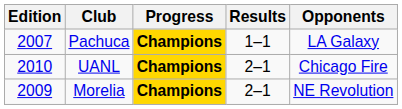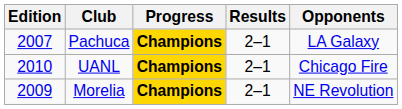(258, 41) 1–1 -> (258, 41) 2–1
